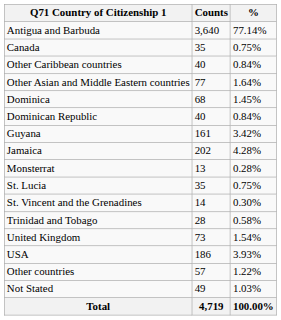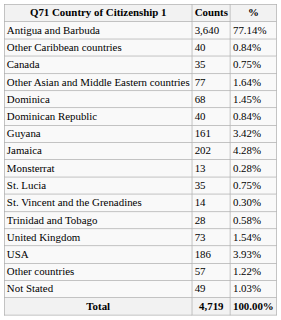rows swapped: (64, 64) <-> (23, 47)
